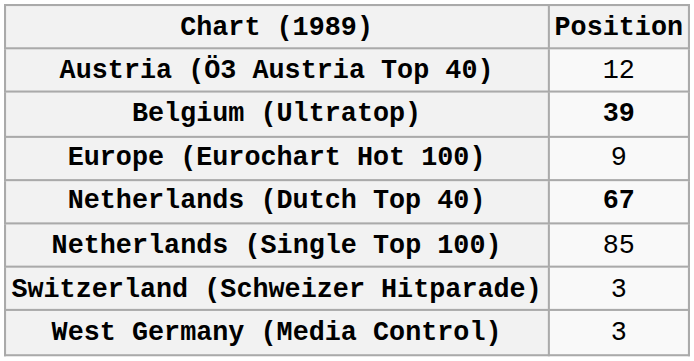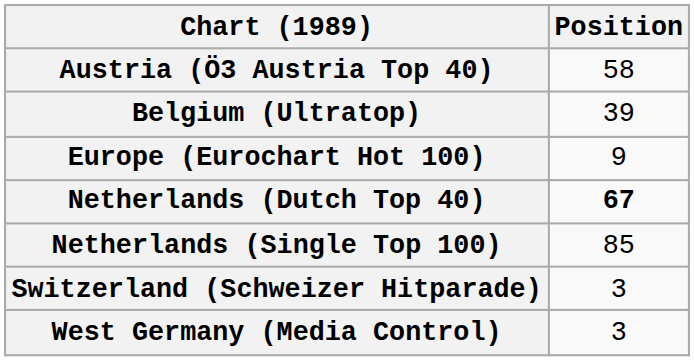(619, 70) 12 -> (619, 70) 58
(619, 114) bold -> (619, 114) normal
